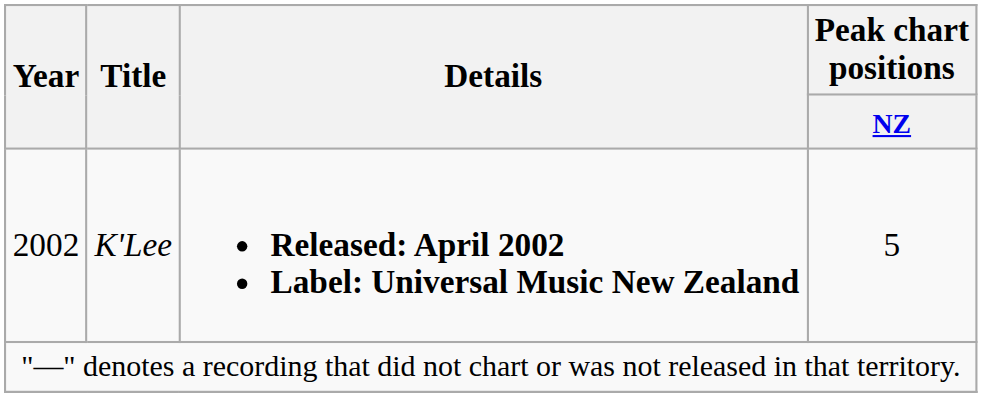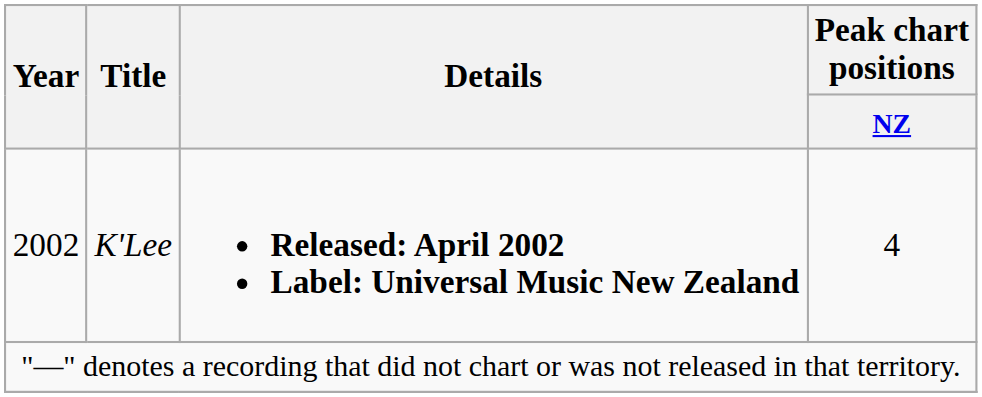(892, 244) 5 -> (892, 244) 4
